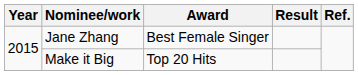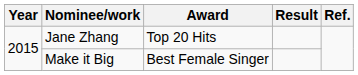(208, 37) Best Female Singer -> (181, 37) Top 20 Hits
(181, 59) Top 20 Hits -> (208, 59) Best Female Singer
